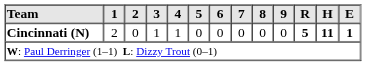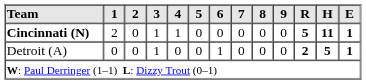+ row: (37, 51)
